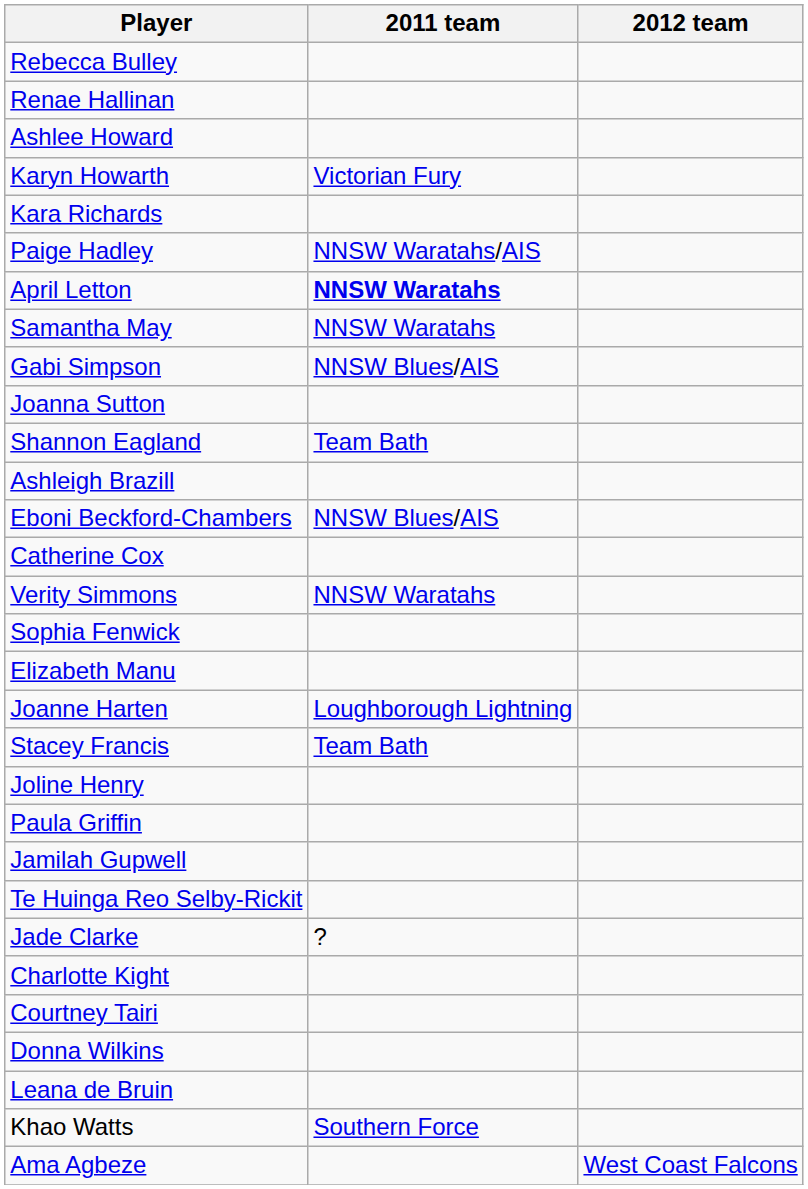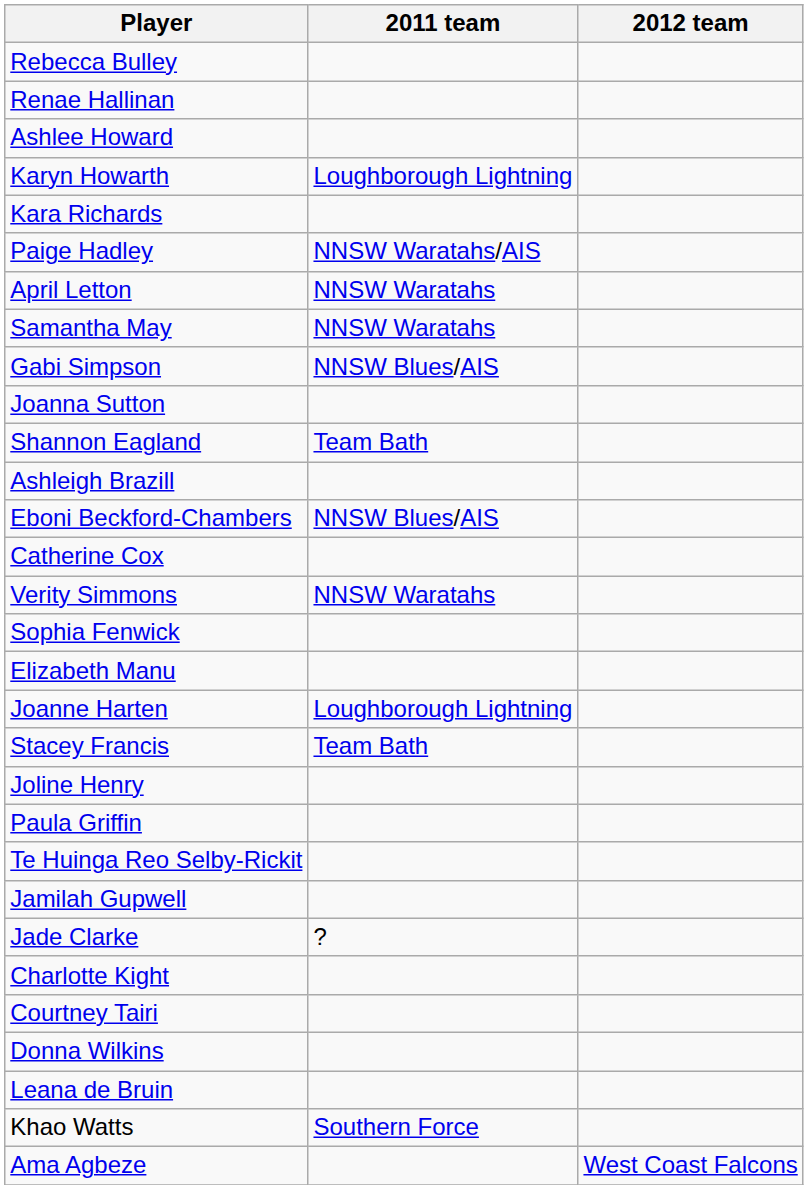(387, 175) Victorian Fury -> (443, 175) Loughborough Lightning
(407, 289) bold -> (404, 289) normal
rows swapped: (98, 860) <-> (156, 898)
